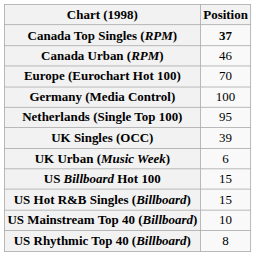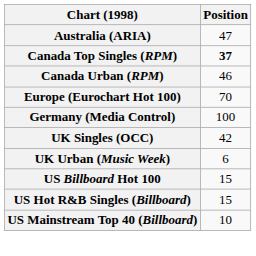+ row: (102, 35)
- row: (102, 117)
(226, 138) 39 -> (226, 138) 42
- row: (102, 240)
